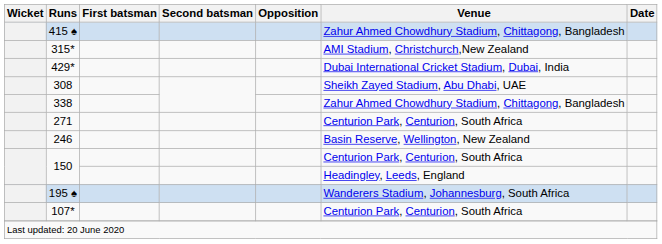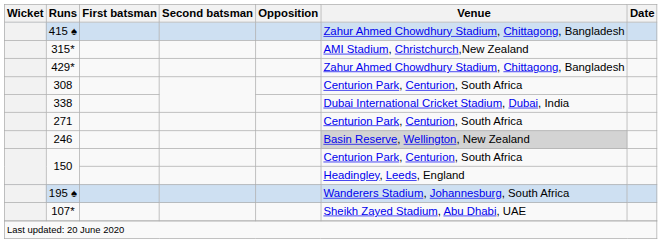(446, 67) Dubai International Cricket Stadium, Dubai, India -> (474, 67) Zahur Ahmed Chowdhury Stadium, Chittagong, Bangladesh
(425, 85) Sheikh Zayed Stadium, Abu Dhabi, UAE -> (423, 85) Centurion Park, Centurion, South Africa
(474, 103) Zahur Ahmed Chowdhury Stadium, Chittagong, Bangladesh -> (446, 103) Dubai International Cricket Stadium, Dubai, India
(427, 139) no background -> (427, 139) lightgrey background
(423, 211) Centurion Park, Centurion, South Africa -> (425, 211) Sheikh Zayed Stadium, Abu Dhabi, UAE
